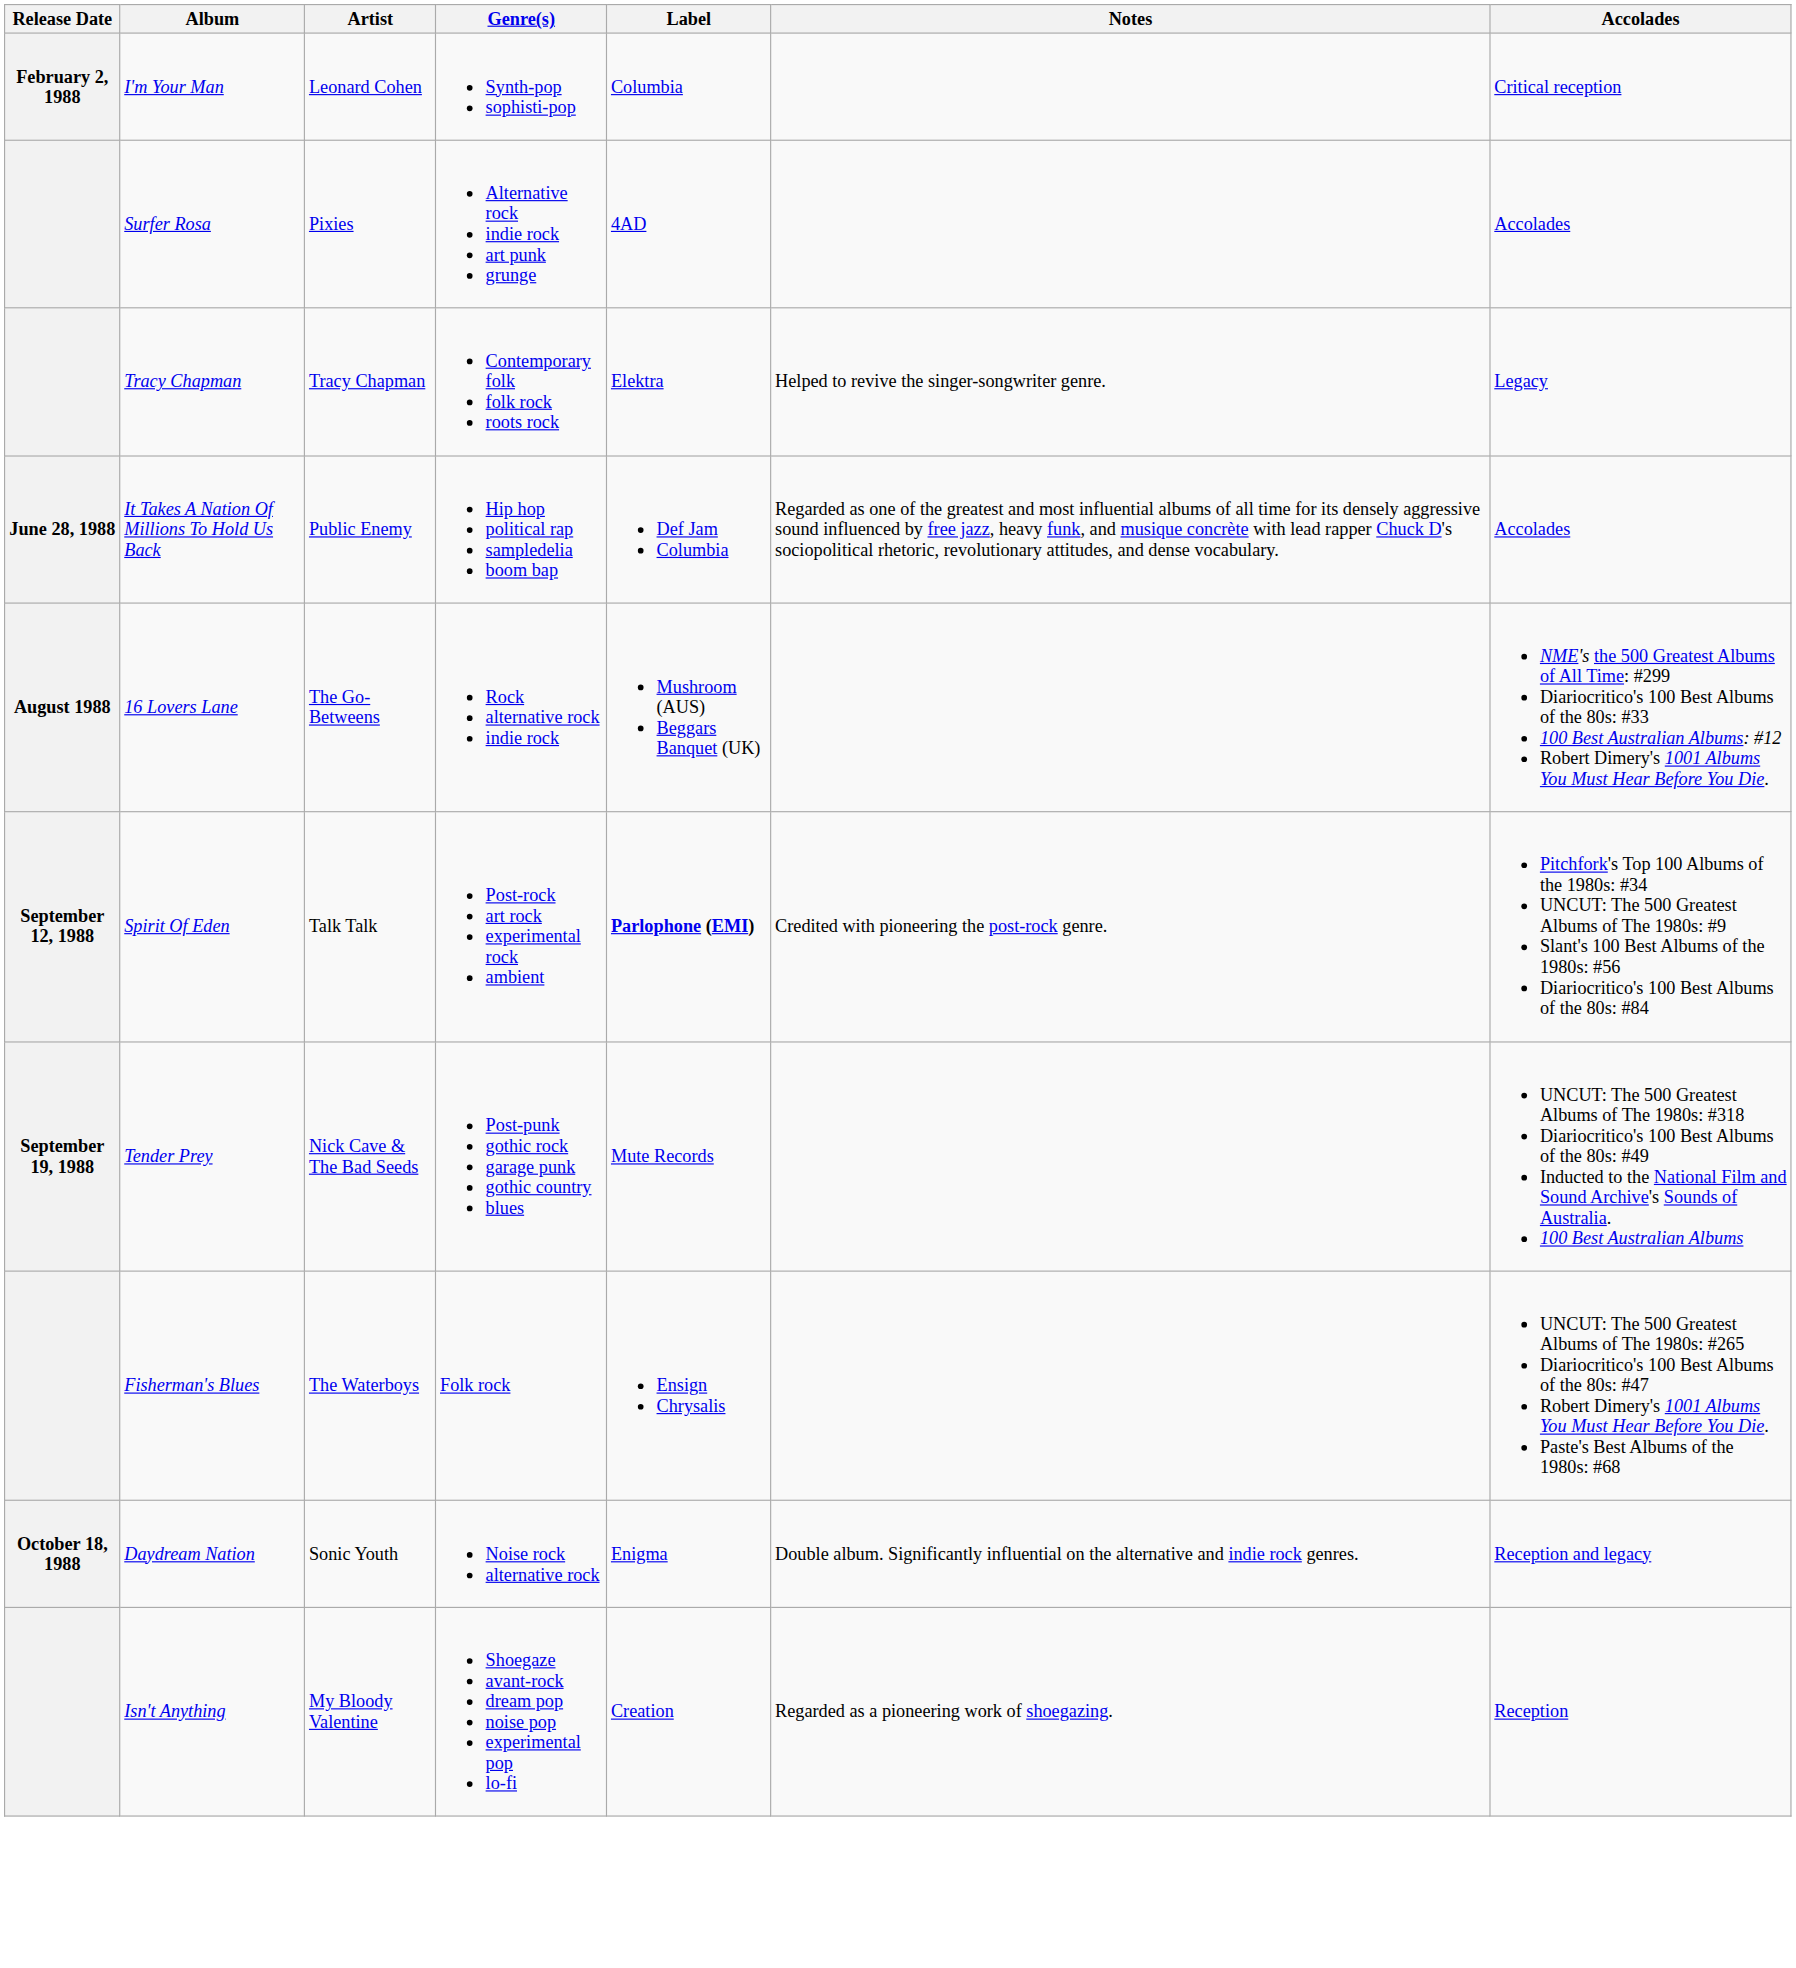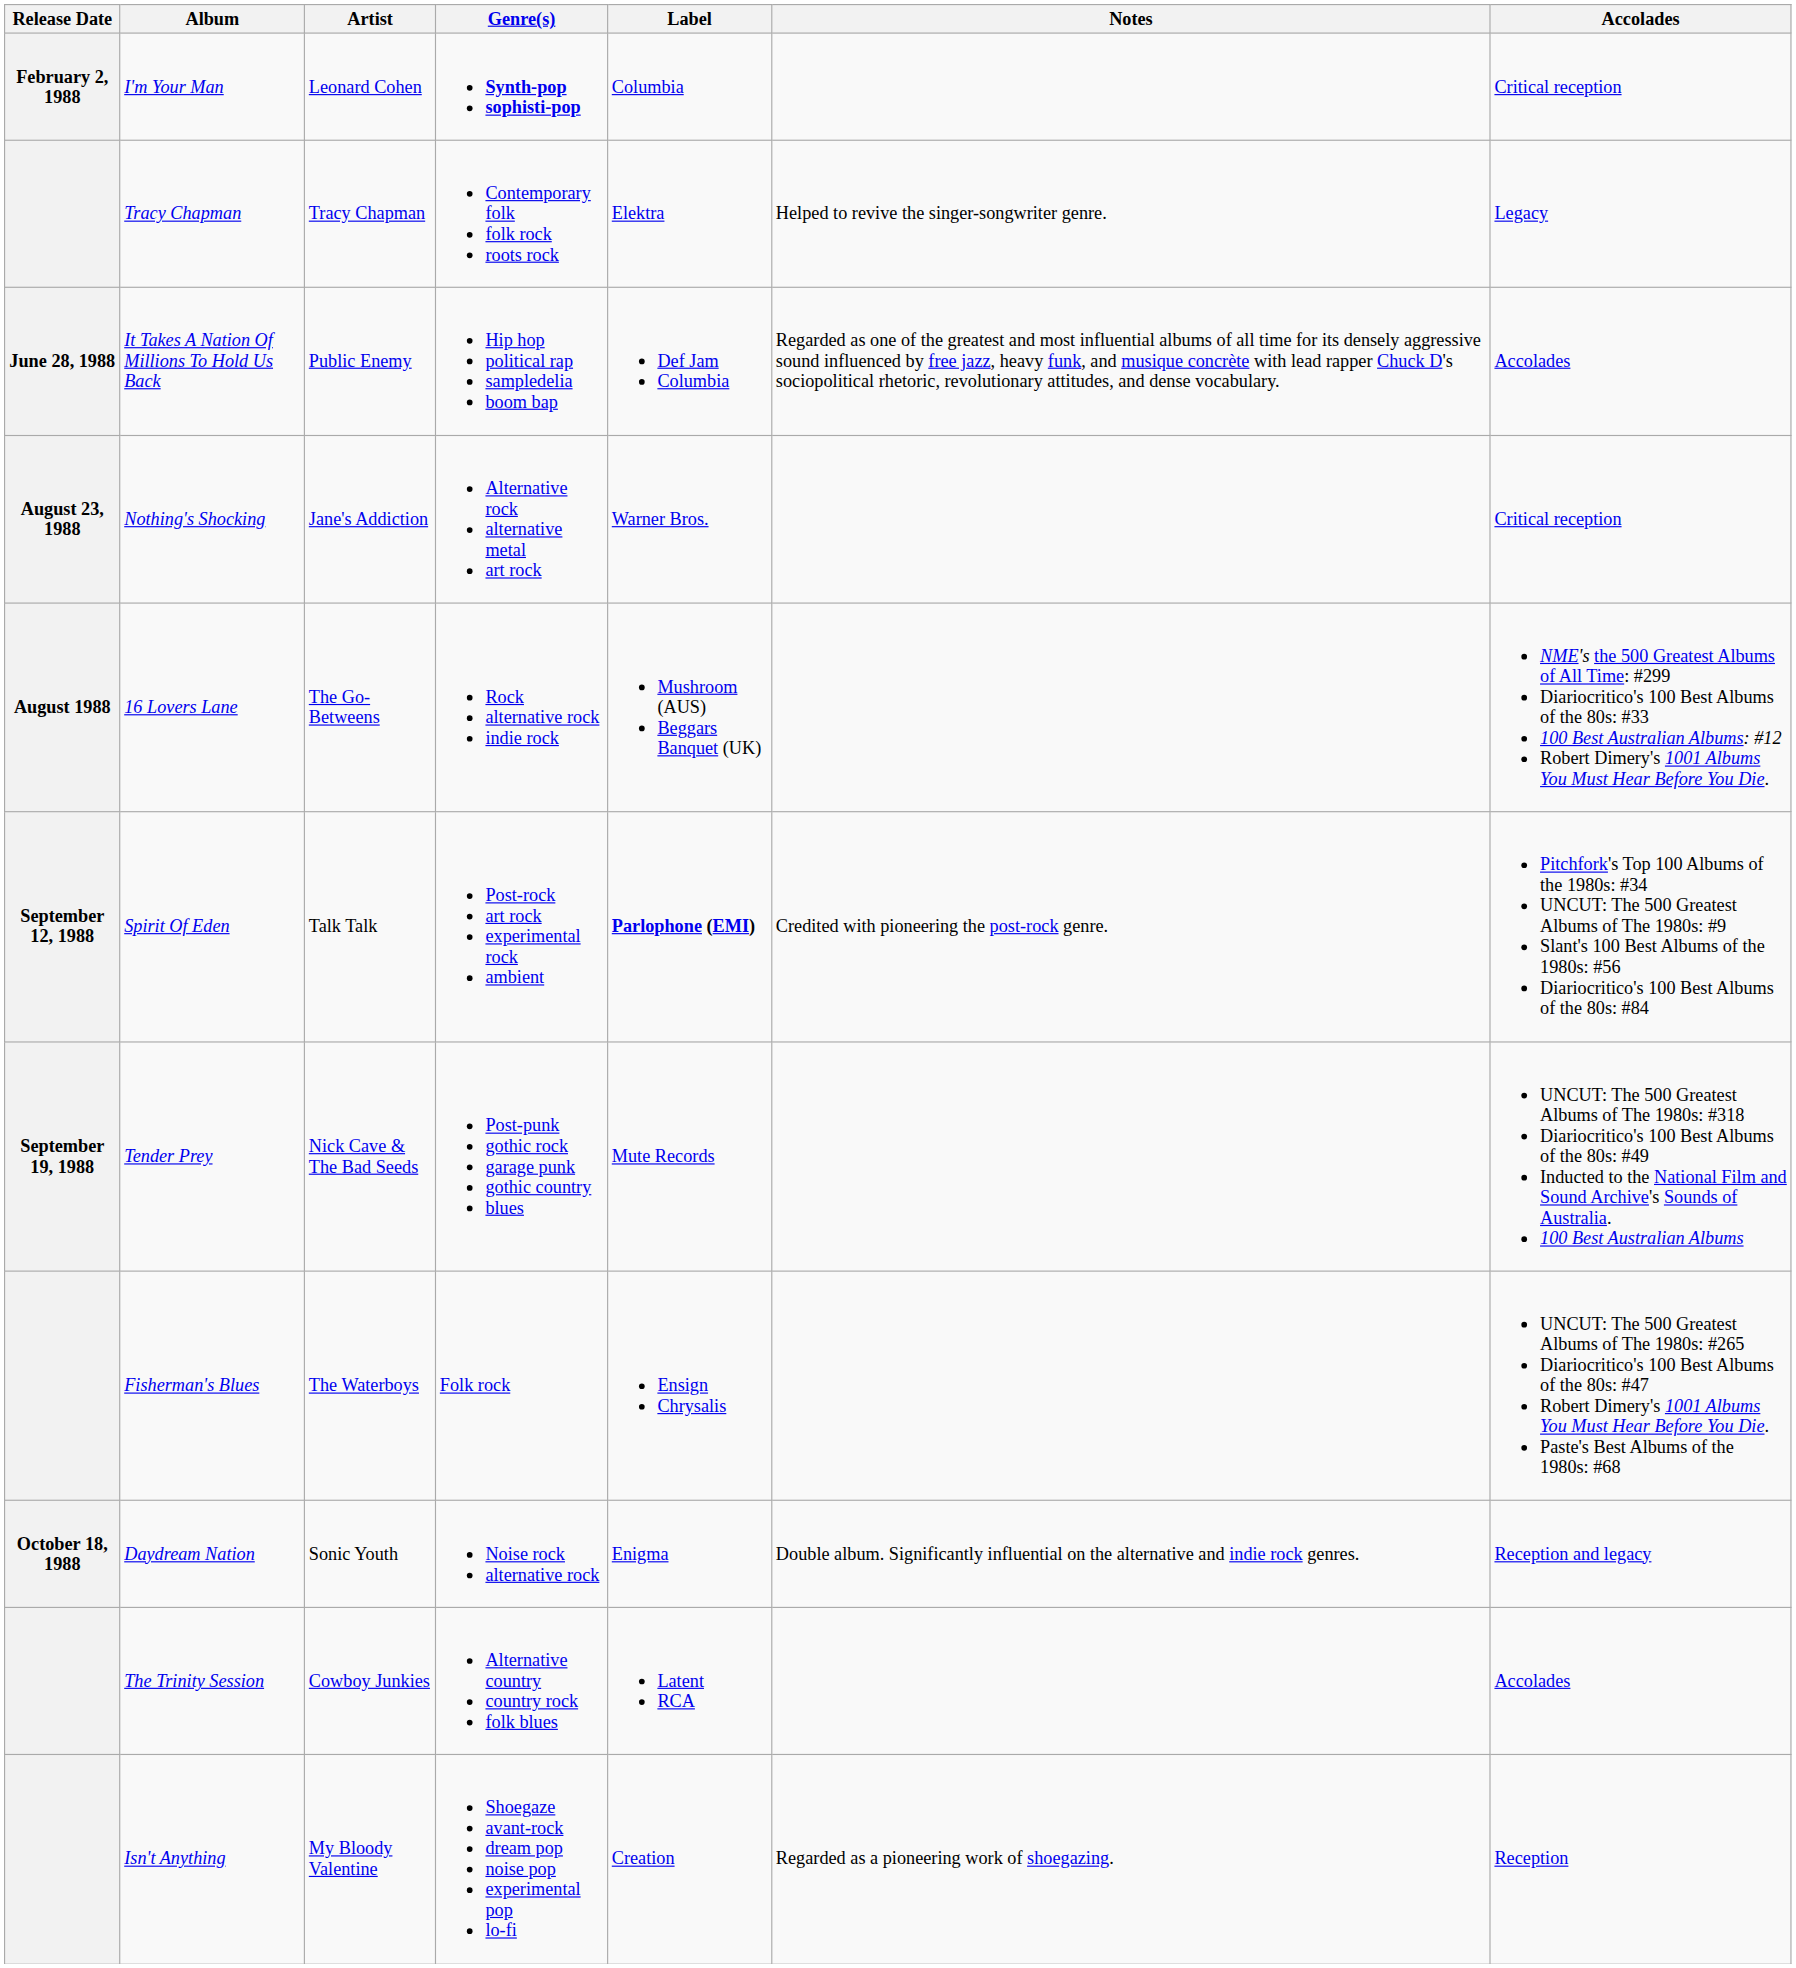(521, 97) normal -> (522, 97) bold
- row: (168, 223)
+ row: (195, 518)
+ row: (194, 1680)
